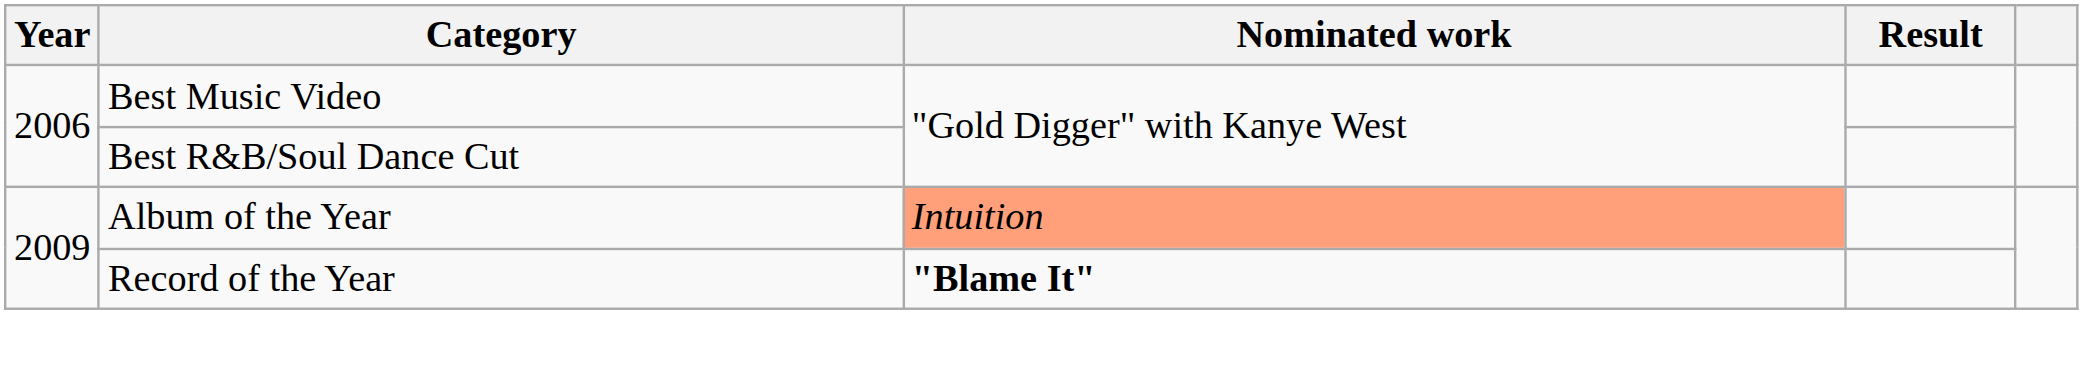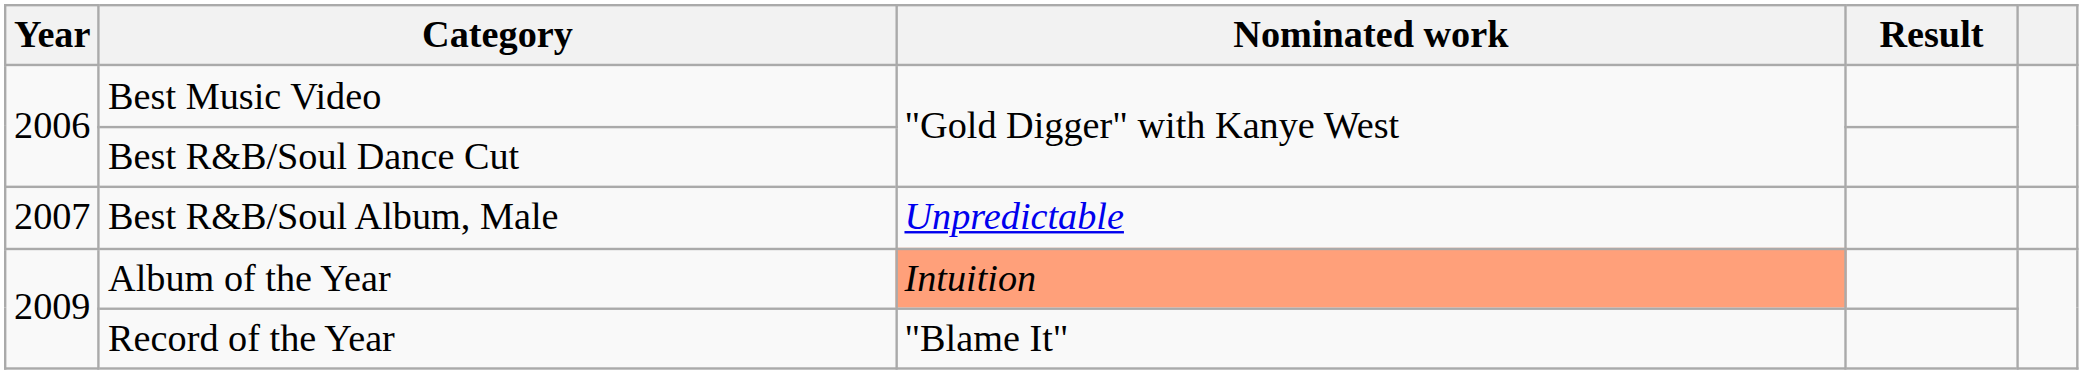+ row: (333, 216)
(1004, 277) bold -> (986, 338) normal
